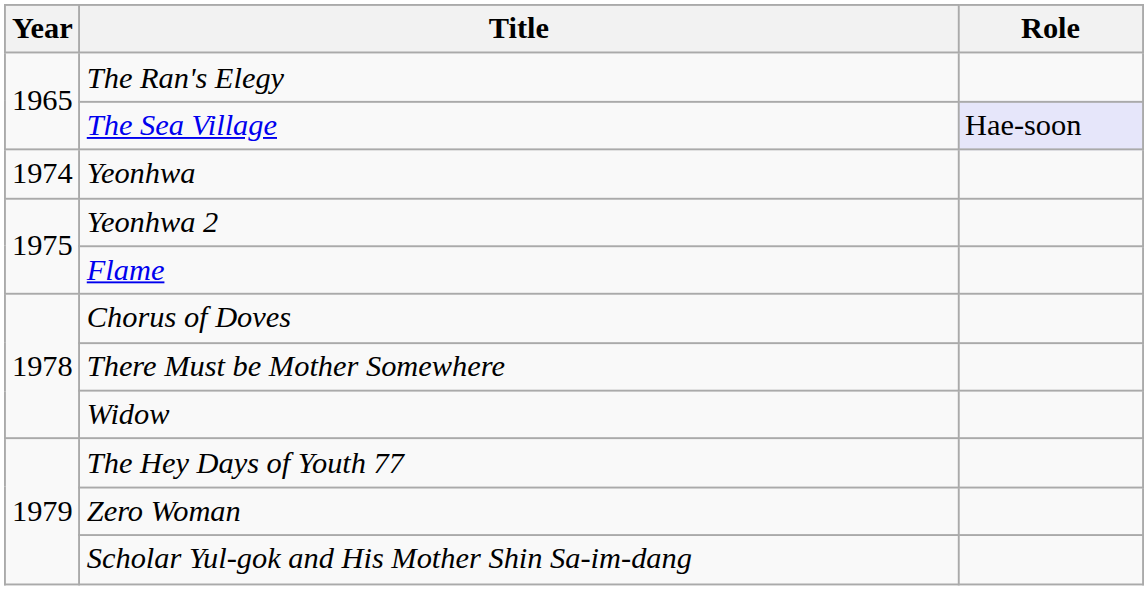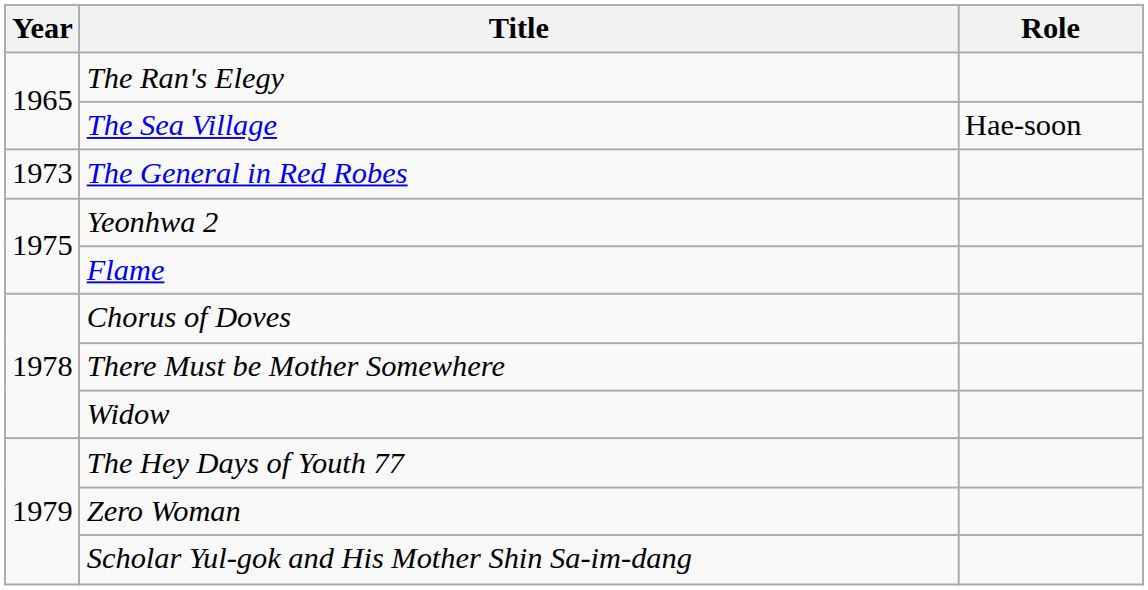(1023, 125) lavender background -> (1023, 125) no background
+ row: (247, 173)
- row: (141, 173)
